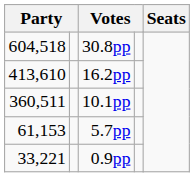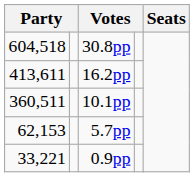(37, 74) 413,610 -> (38, 74) 413,611
(42, 130) 61,153 -> (42, 130) 62,153
